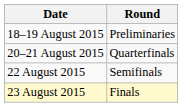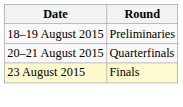- row: (46, 72)
